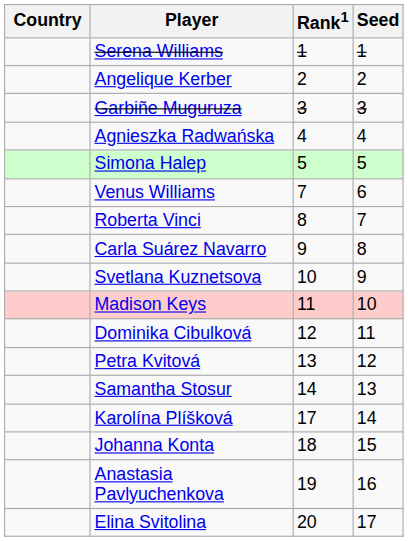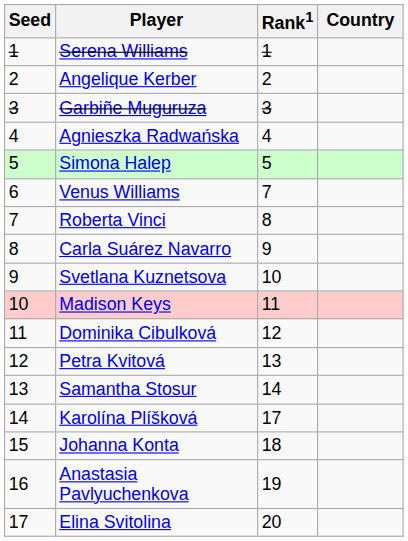columns swapped: (47, 20) <-> (378, 20)
